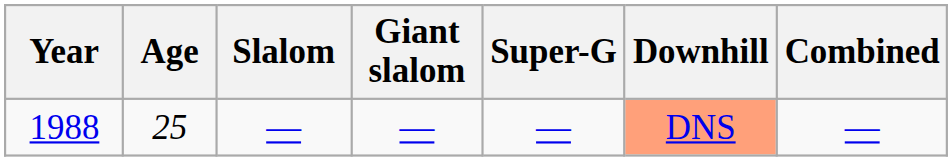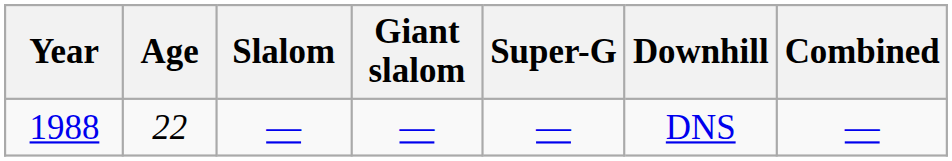(170, 126) 25 -> (170, 126) 22
(701, 126) lightsalmon background -> (701, 126) no background
